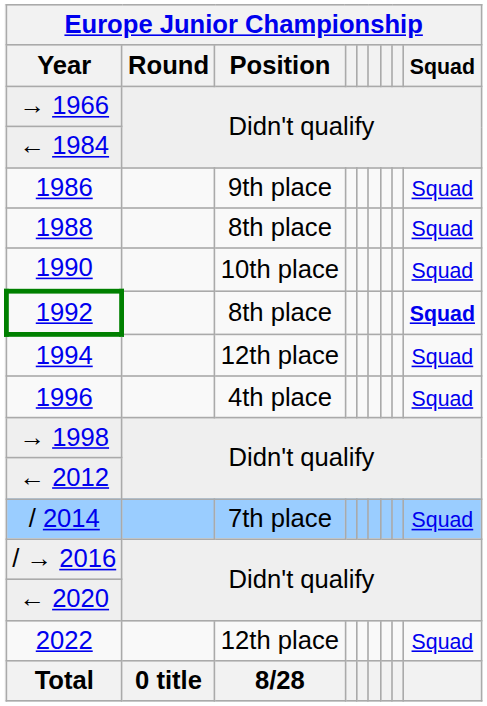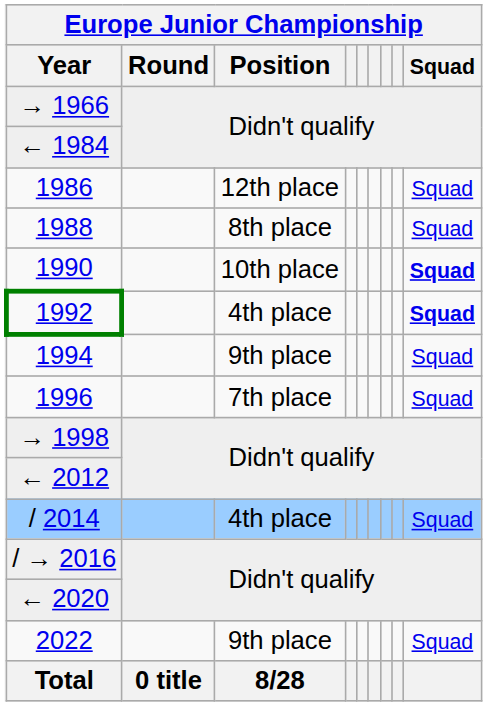(280, 187) 9th place -> (280, 187) 12th place
(442, 270) normal -> (442, 269) bold
(280, 312) 8th place -> (280, 312) 4th place
(280, 355) 12th place -> (280, 355) 9th place
(280, 396) 4th place -> (280, 396) 7th place
(280, 518) 7th place -> (280, 518) 4th place
(280, 640) 12th place -> (280, 640) 9th place
